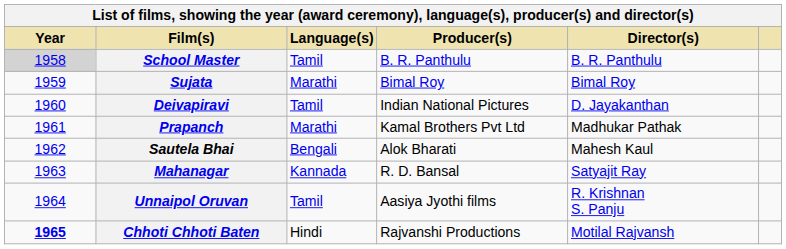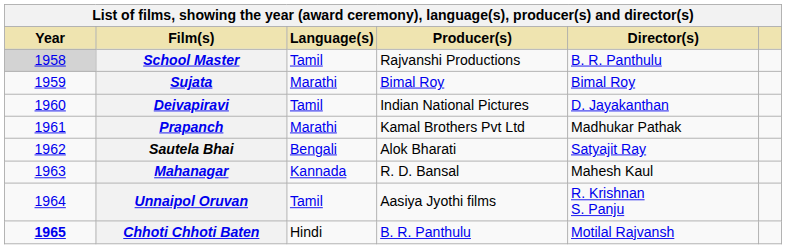(426, 60) B. R. Panthulu -> (450, 60) Rajvanshi Productions
(612, 149) Mahesh Kaul -> (609, 149) Satyajit Ray
(609, 171) Satyajit Ray -> (612, 171) Mahesh Kaul
(450, 232) Rajvanshi Productions -> (426, 232) B. R. Panthulu
